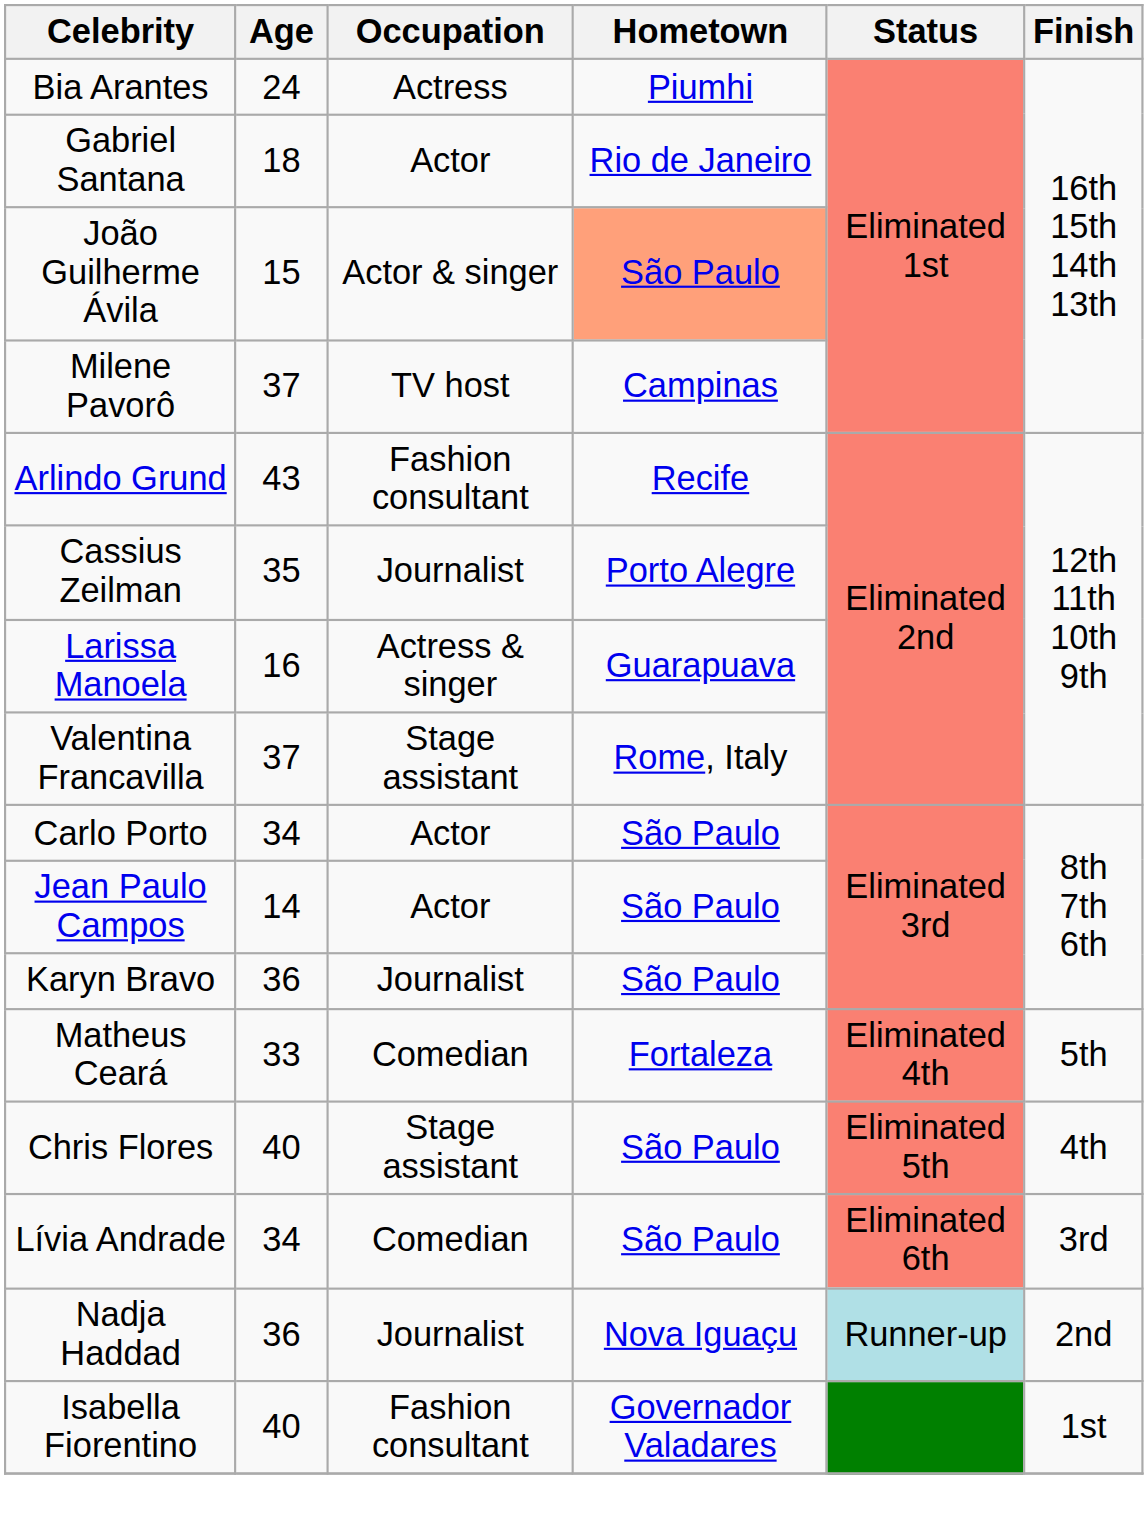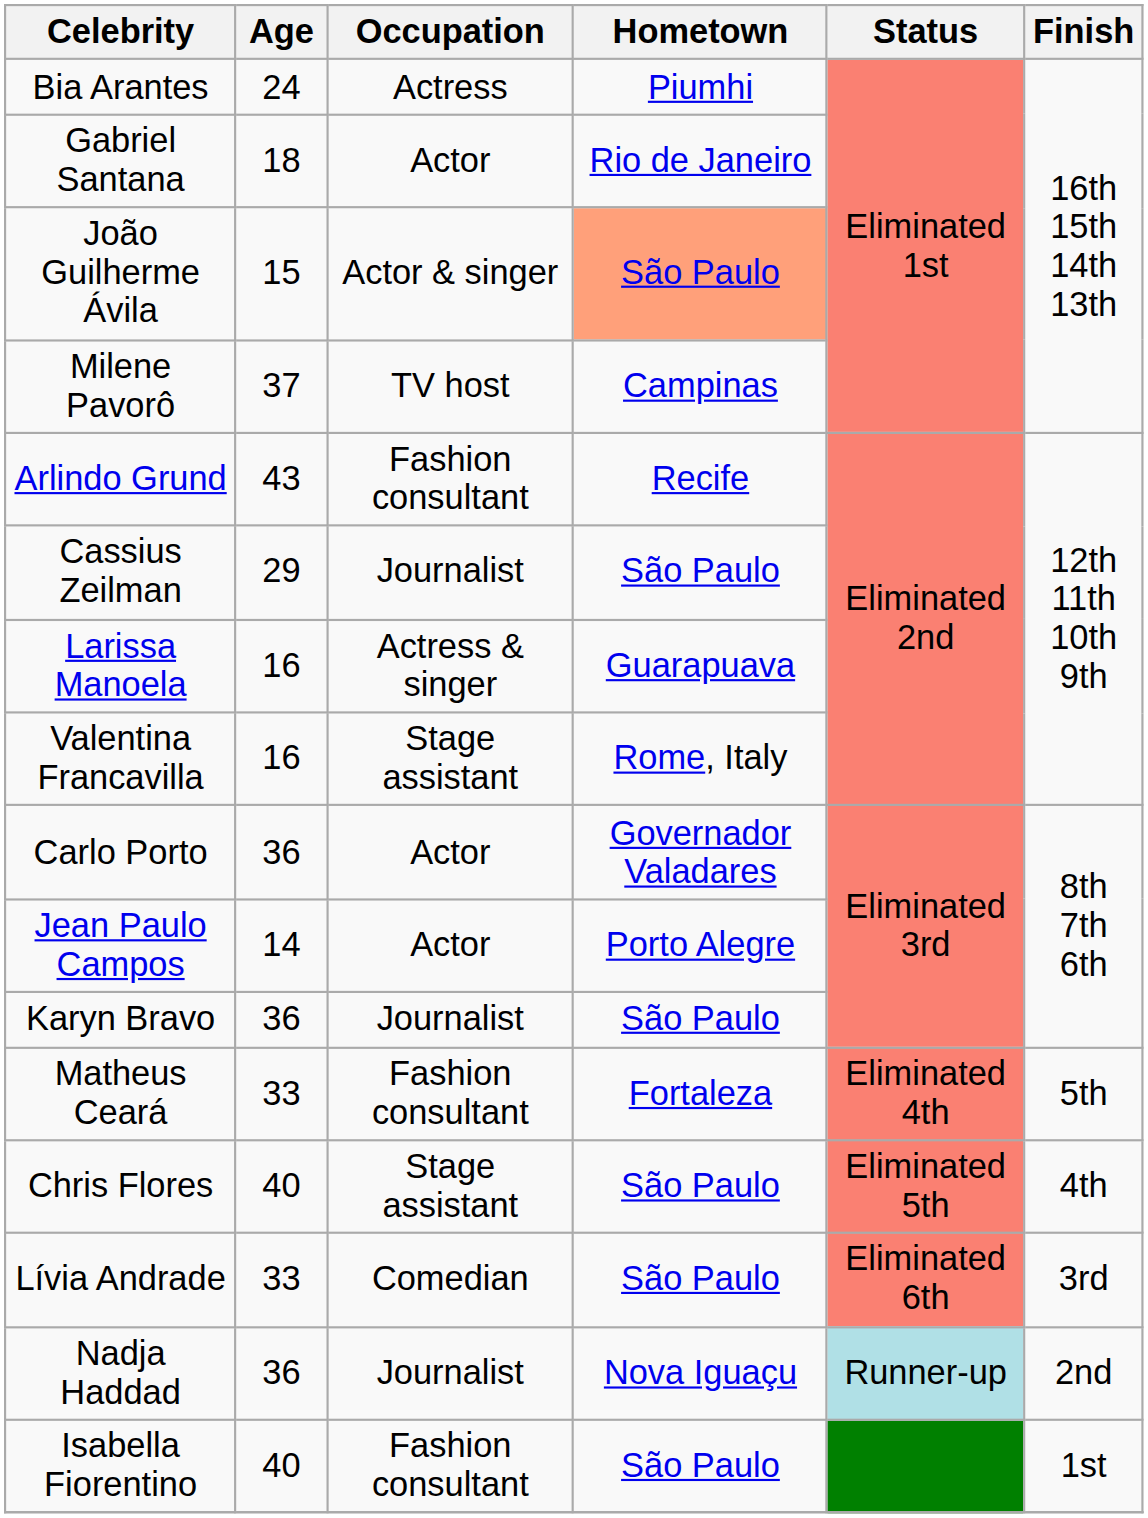(282, 571) 35 -> (282, 571) 29
(700, 571) Porto Alegre -> (700, 571) São Paulo
(282, 758) 37 -> (282, 758) 16
(282, 832) 34 -> (282, 851) 36
(700, 832) São Paulo -> (700, 851) Governador Valadares
(700, 906) São Paulo -> (700, 944) Porto Alegre
(450, 1054) Comedian -> (450, 1092) Fashion consultant
(282, 1240) 34 -> (282, 1279) 33
(700, 1427) Governador Valadares -> (700, 1465) São Paulo
